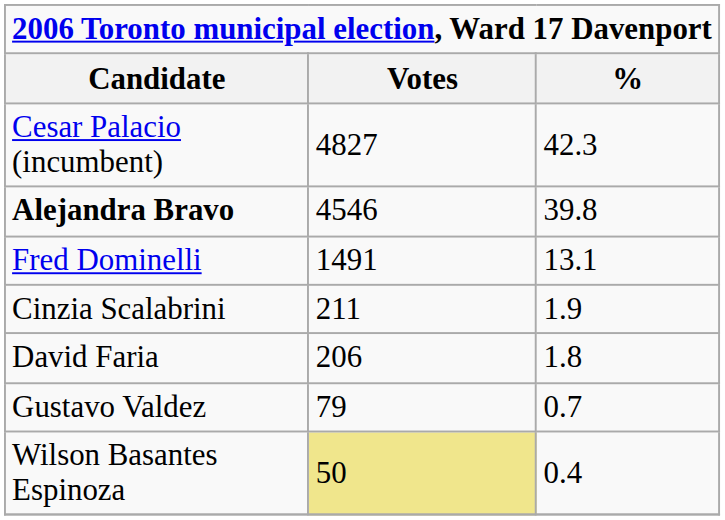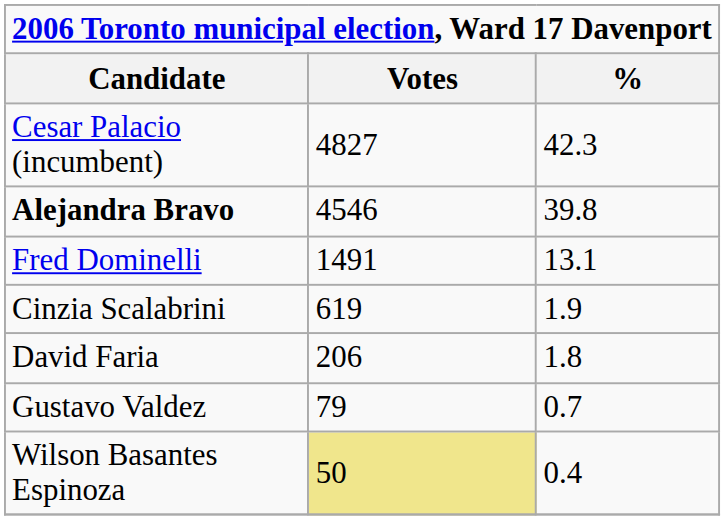(338, 308) 211 -> (339, 308) 619
